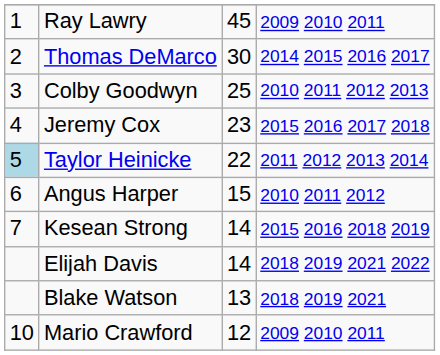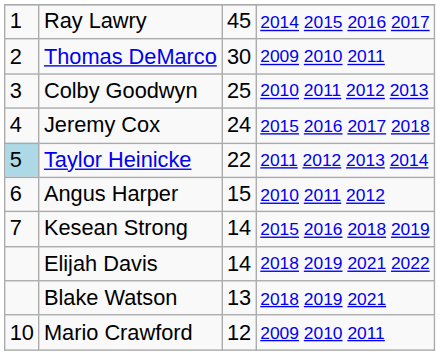(323, 22) 2009 2010 2011 -> (345, 22) 2014 2015 2016 2017
(345, 56) 2014 2015 2016 2017 -> (323, 56) 2009 2010 2011
(239, 125) 23 -> (239, 125) 24
